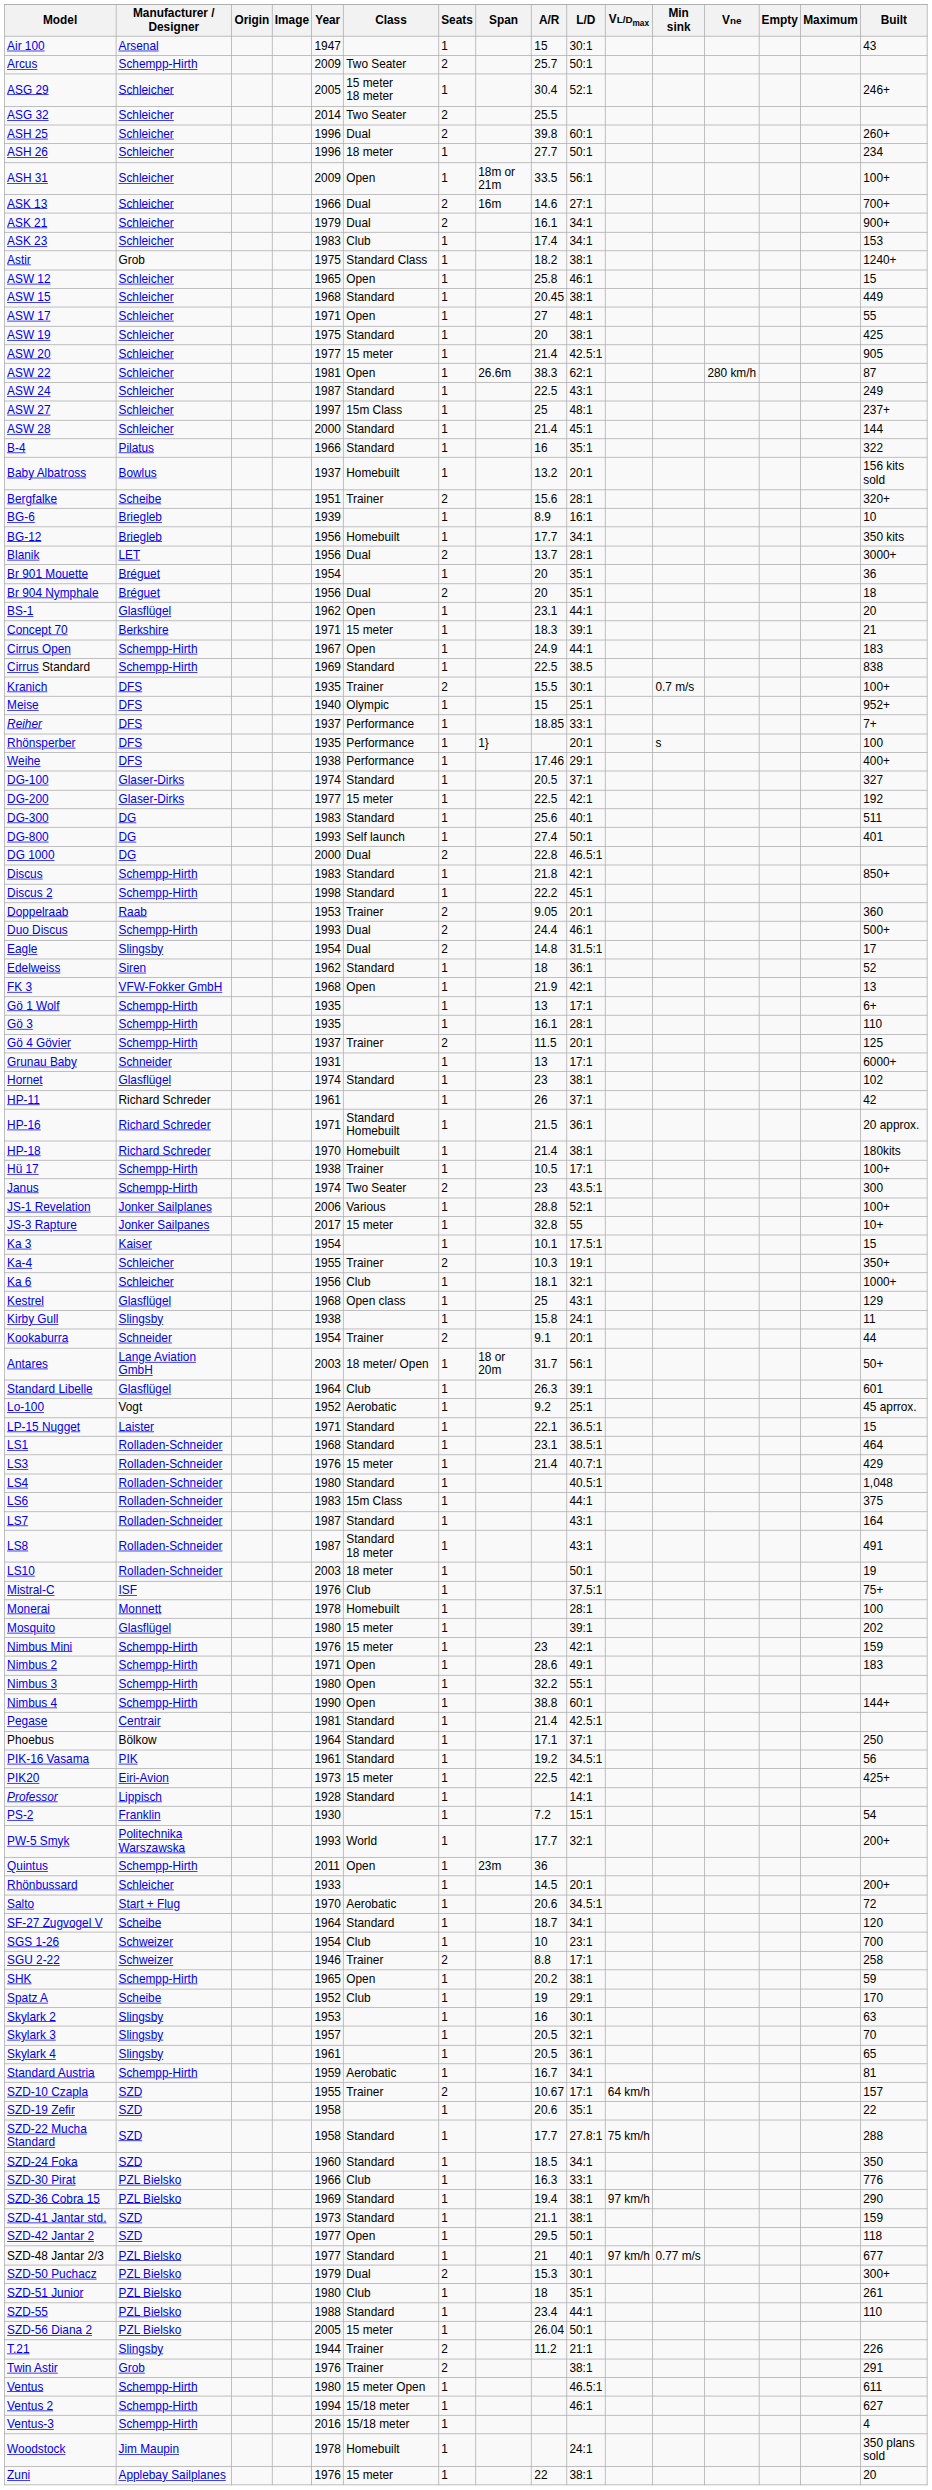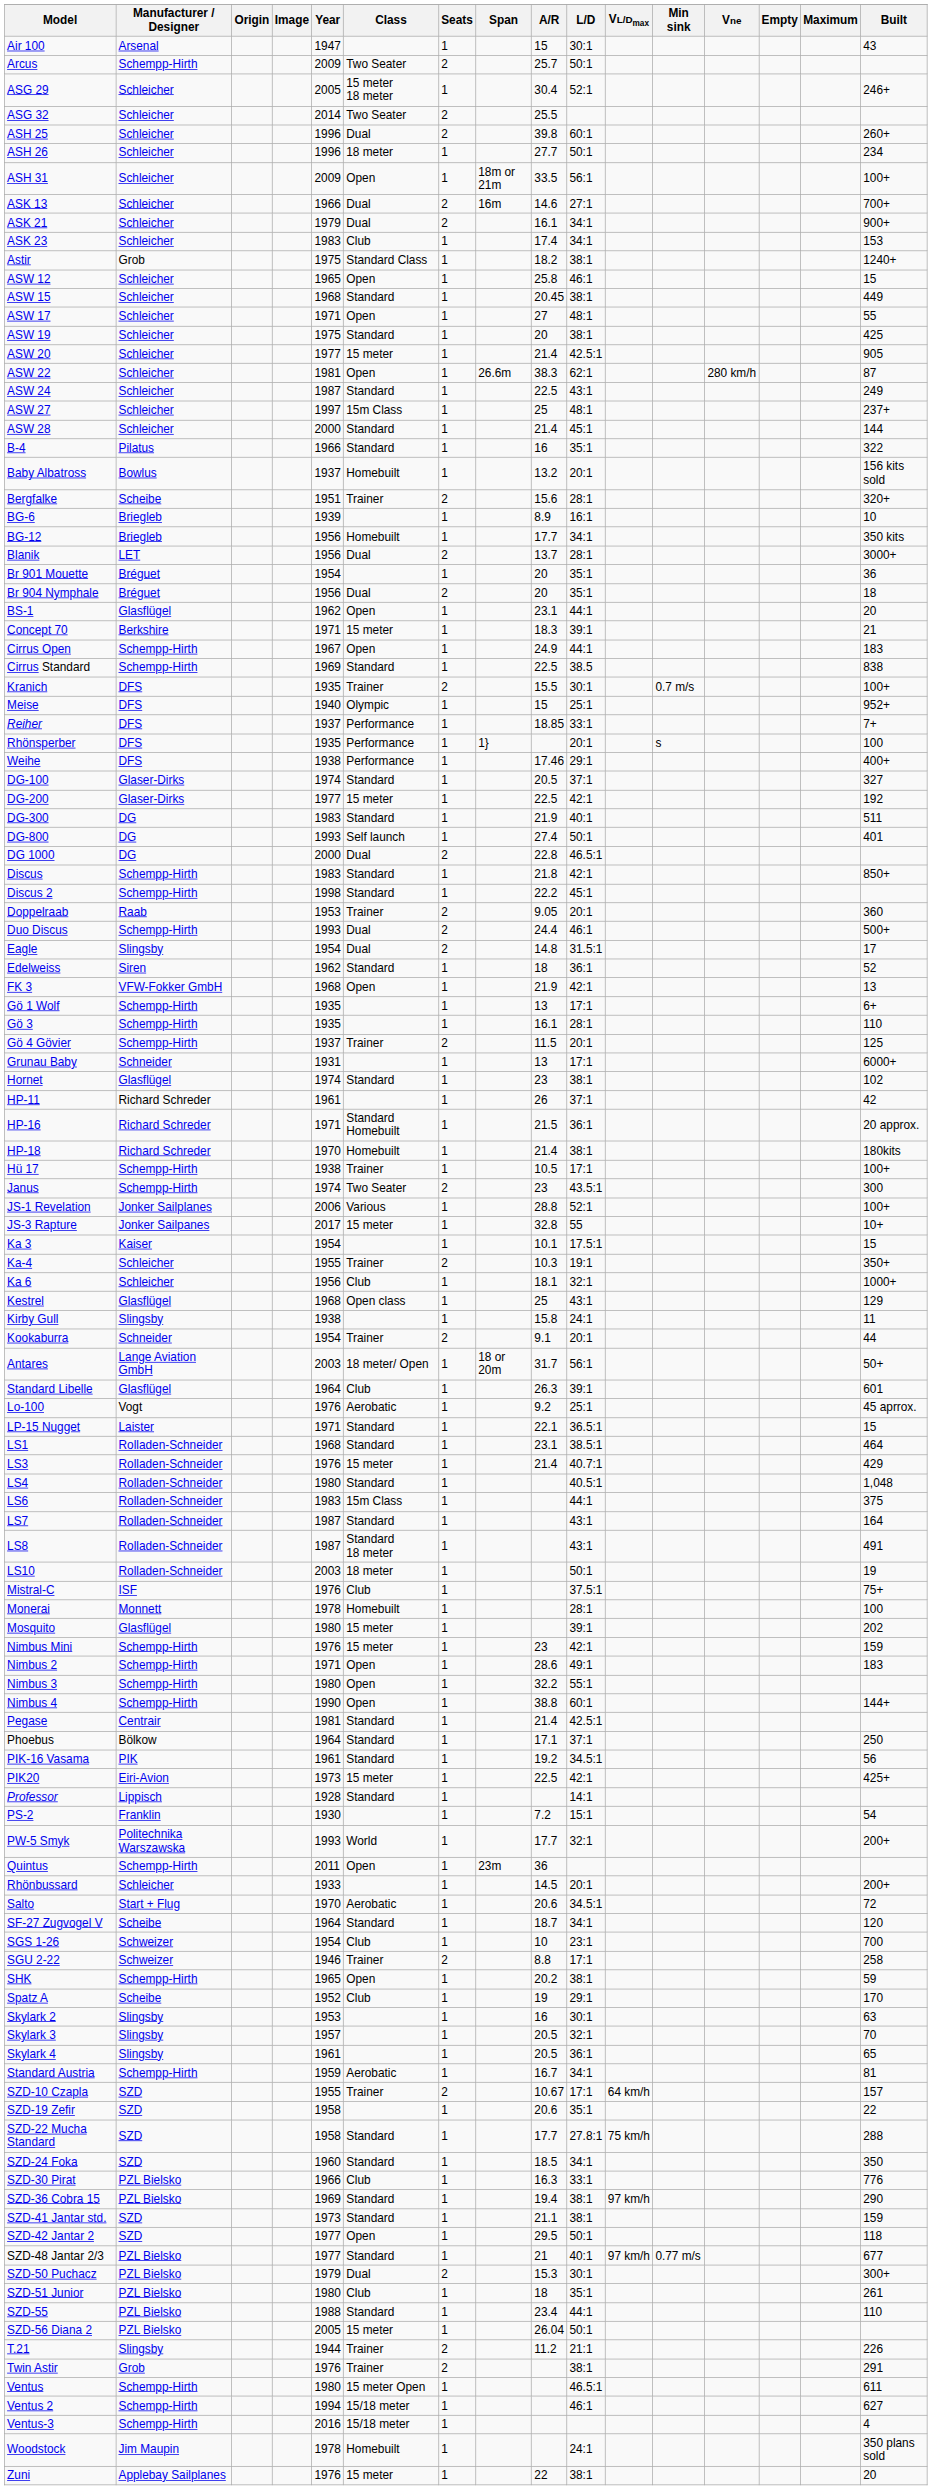(546, 818) 25.6 -> (546, 818) 21.9
(328, 1408) 1952 -> (328, 1408) 1976
